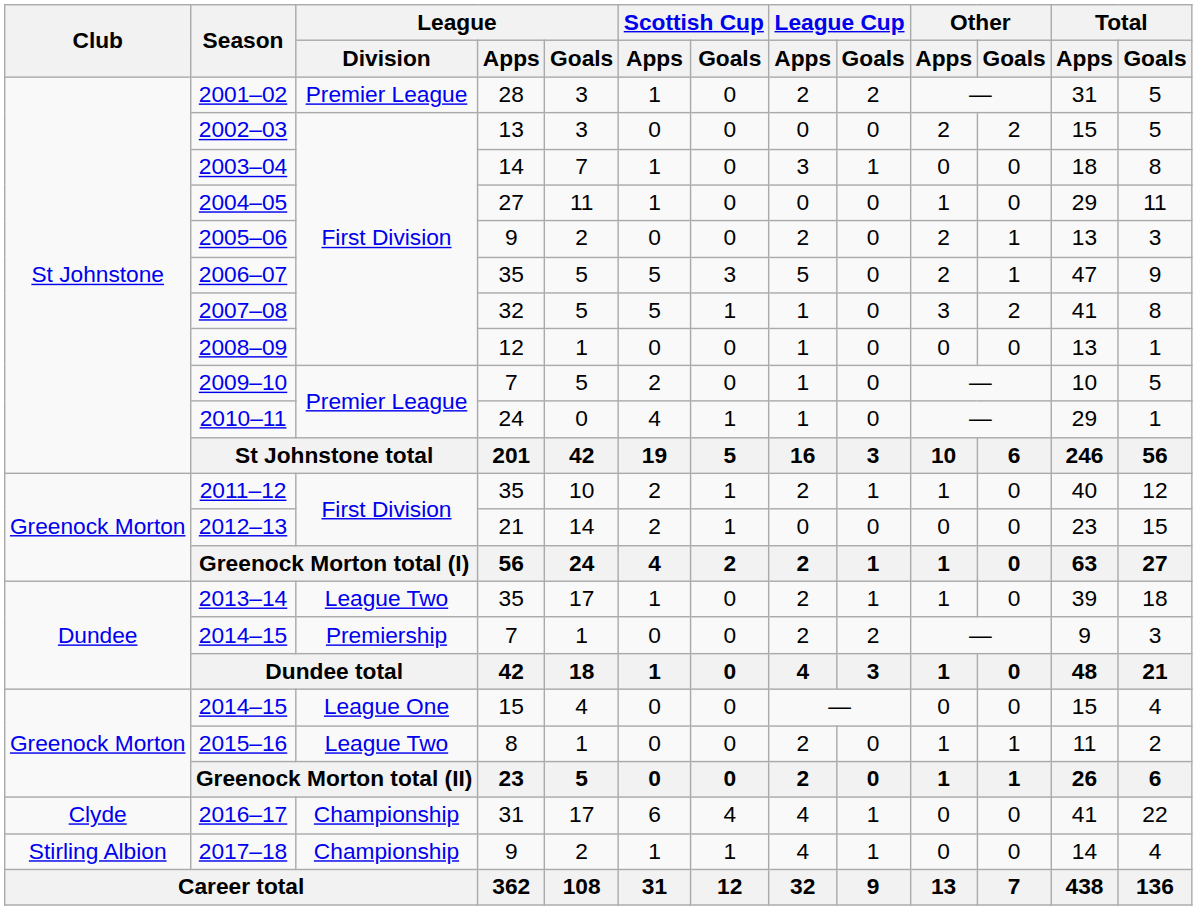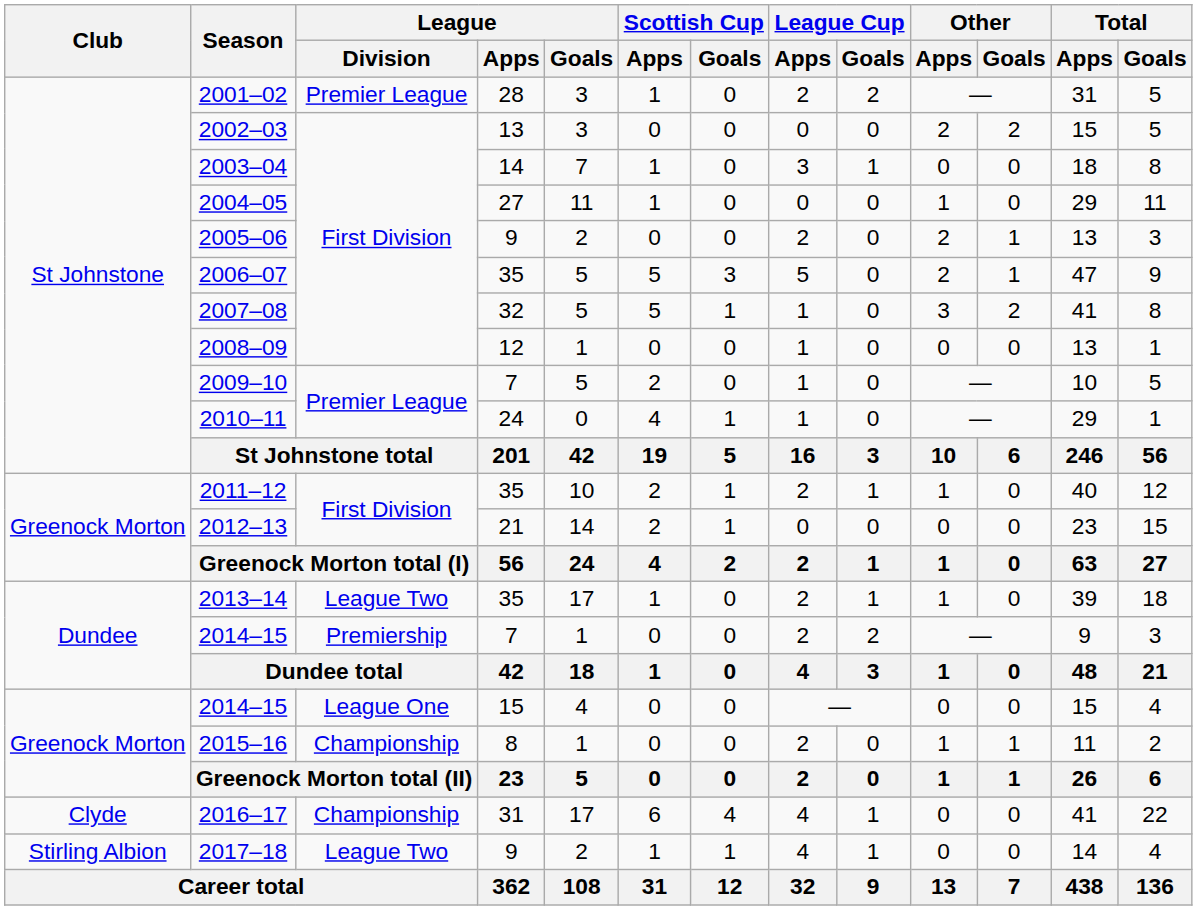(387, 743) League Two -> (386, 743) Championship
(386, 851) Championship -> (387, 851) League Two
